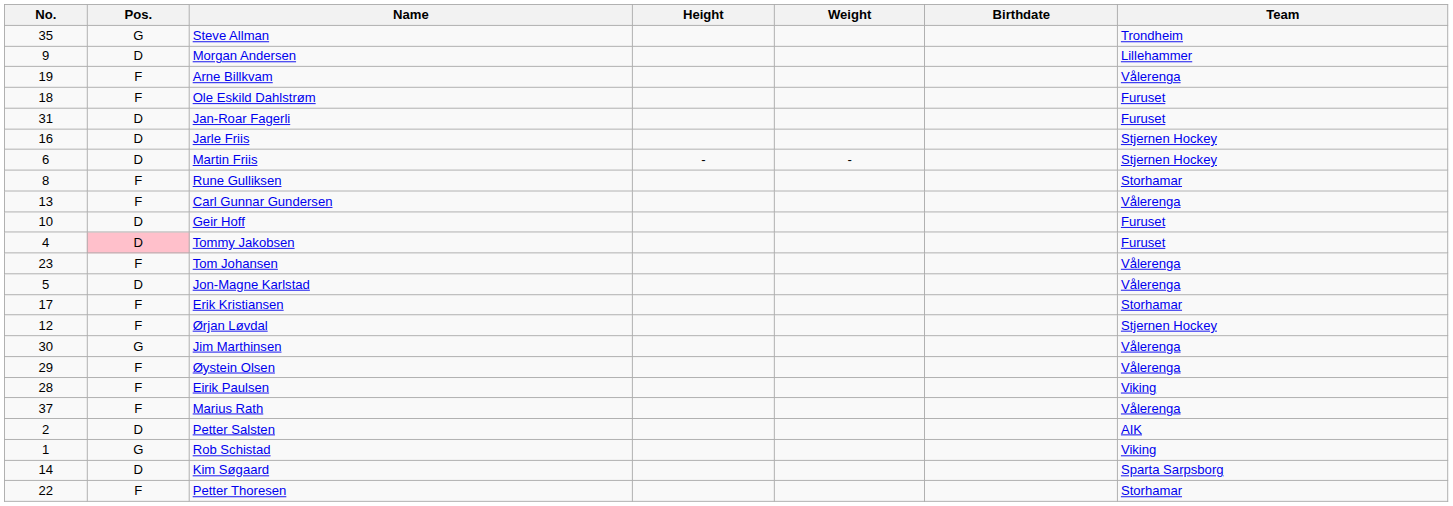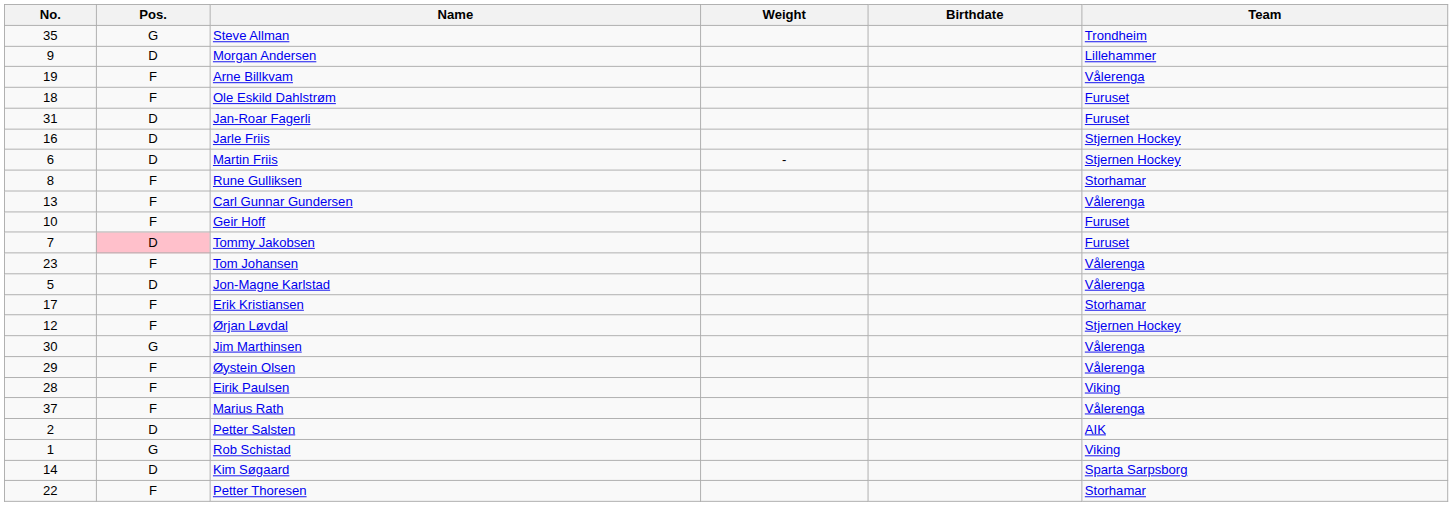- column: (703, 15)
(138, 222) D -> (153, 222) F
(46, 243) 4 -> (50, 243) 7
